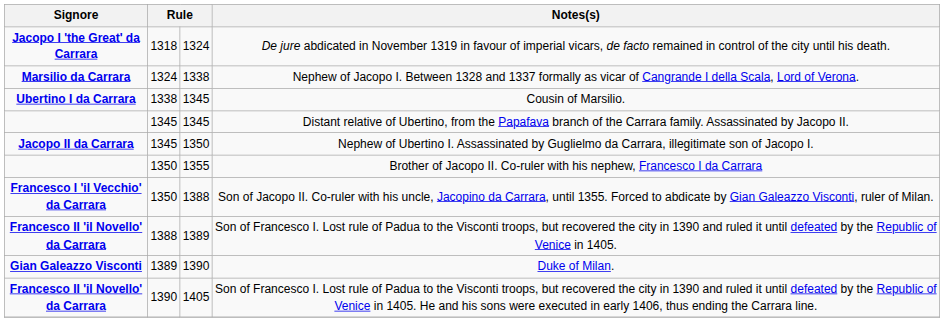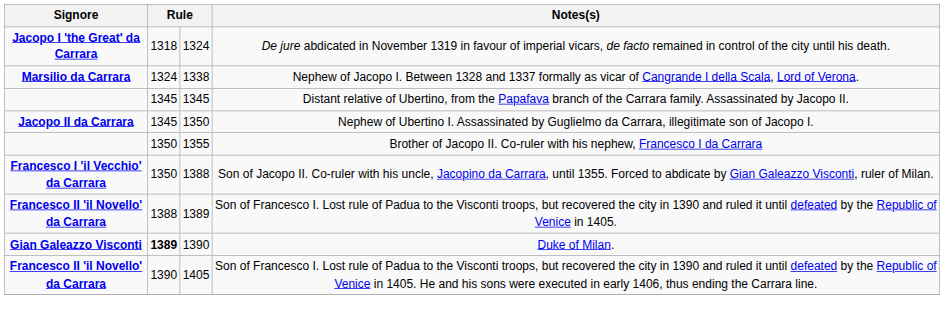- row: (576, 99)
(164, 266) normal -> (164, 244) bold
